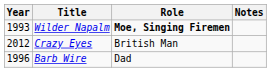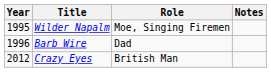(18, 28) 1993 -> (18, 28) 1995
(172, 28) bold -> (172, 28) normal
rows swapped: (60, 59) <-> (63, 44)
